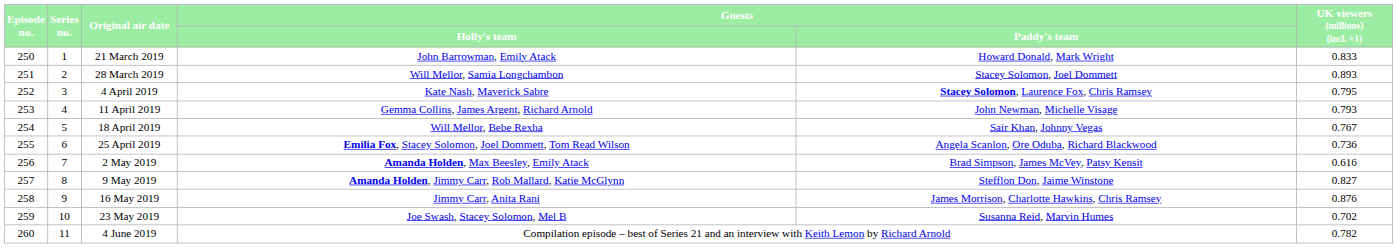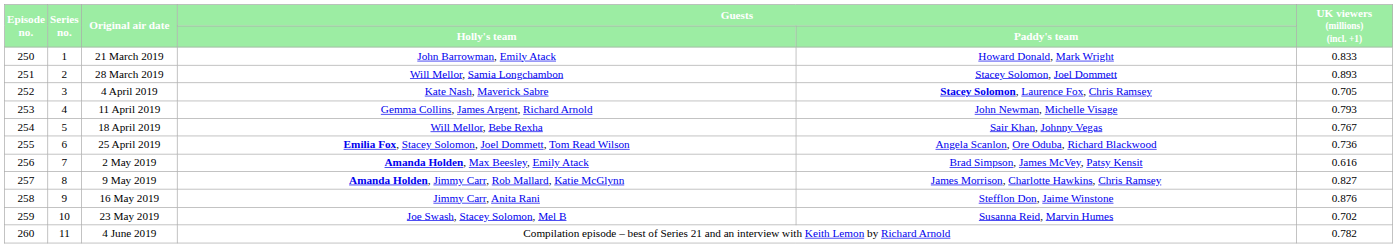(1344, 91) 0.795 -> (1344, 91) 0.705
(1046, 180) Stefflon Don, Jaime Winstone -> (1046, 180) James Morrison, Charlotte Hawkins, Chris Ramsey
(1046, 198) James Morrison, Charlotte Hawkins, Chris Ramsey -> (1046, 198) Stefflon Don, Jaime Winstone
